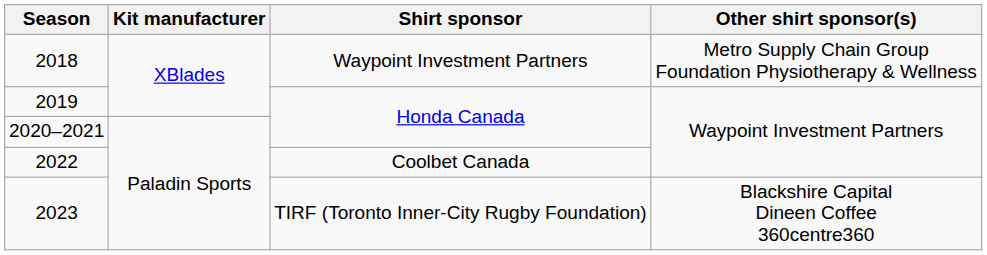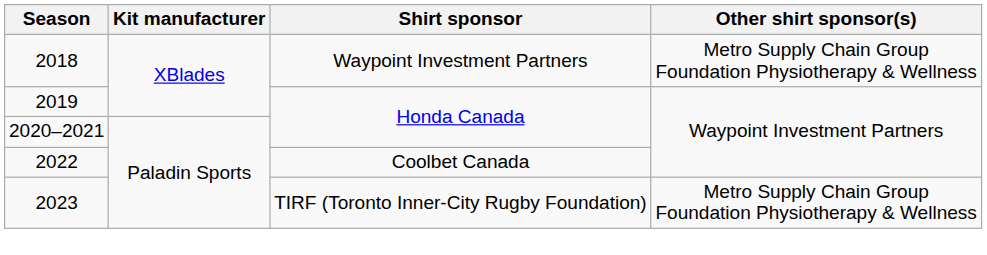(816, 213) Blackshire Capital Dineen Coffee 360centre360 -> (816, 202) Metro Supply Chain Group Foundation Physiotherapy & Wellness
